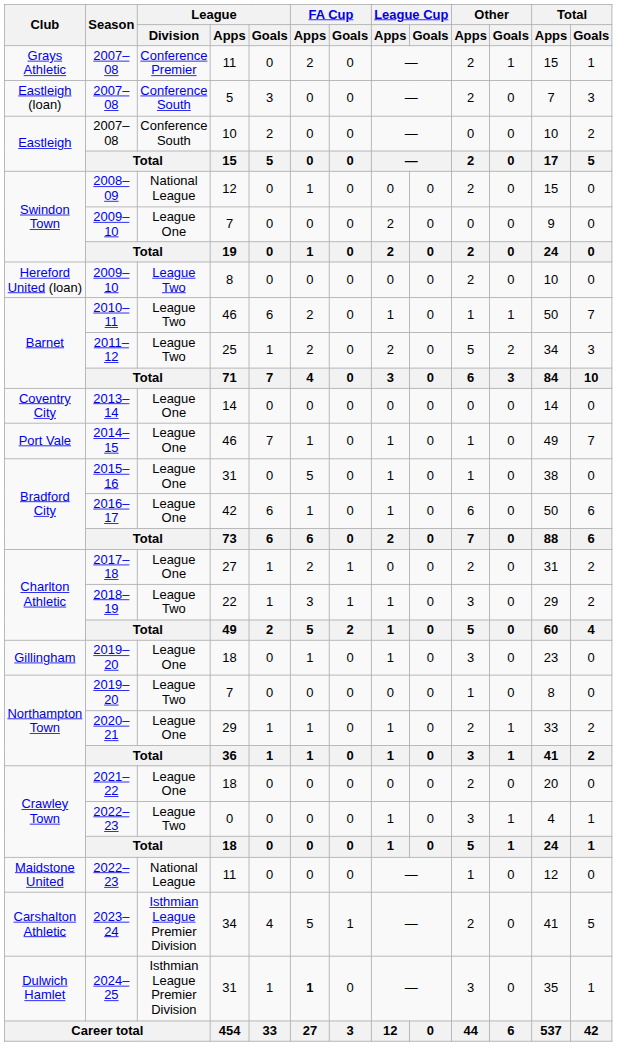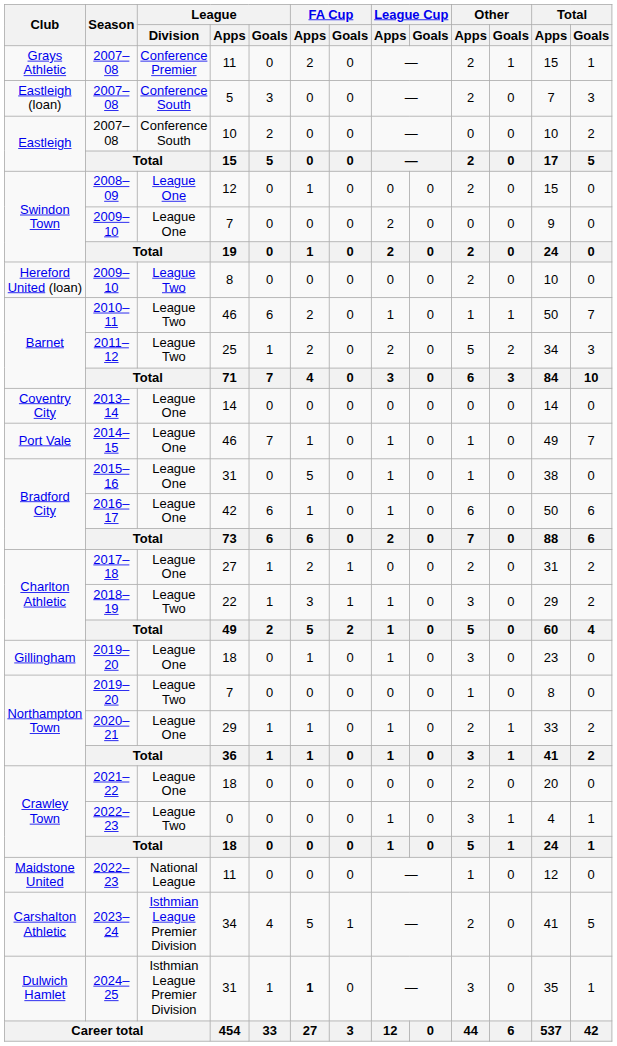(174, 189) National League -> (174, 189) League One
